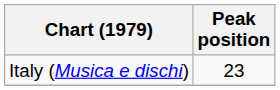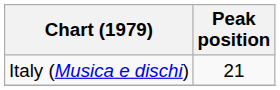(234, 70) 23 -> (234, 70) 21
